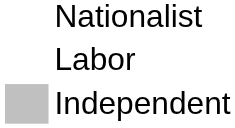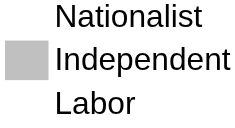rows swapped: (95, 59) <-> (143, 103)
